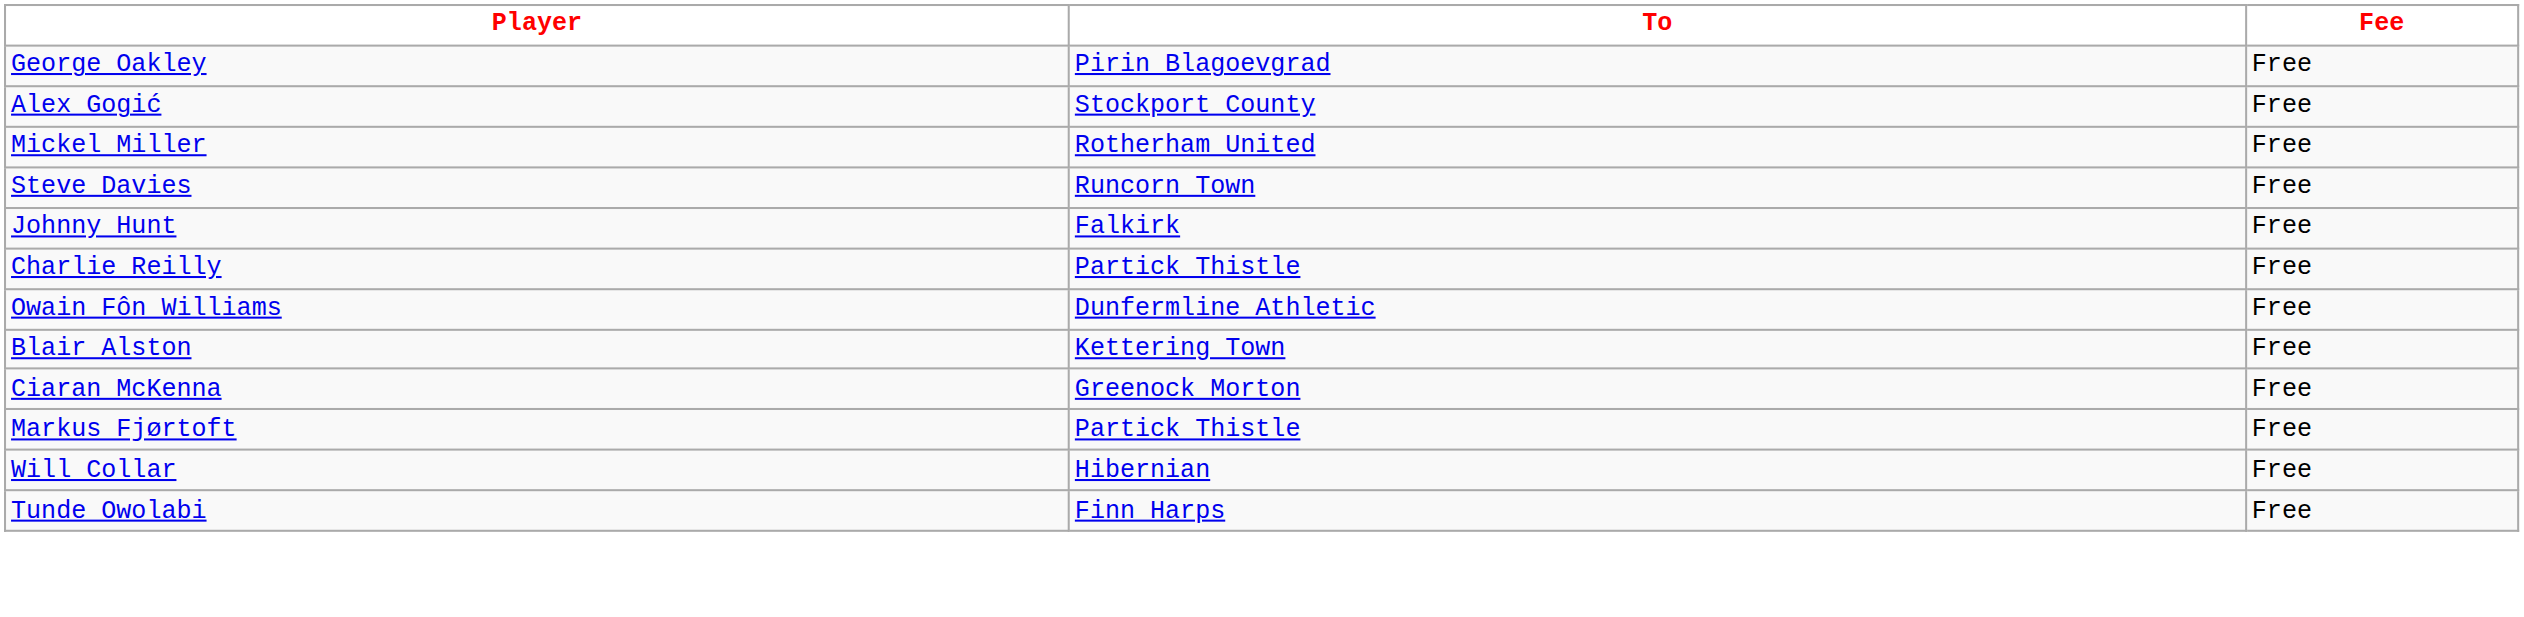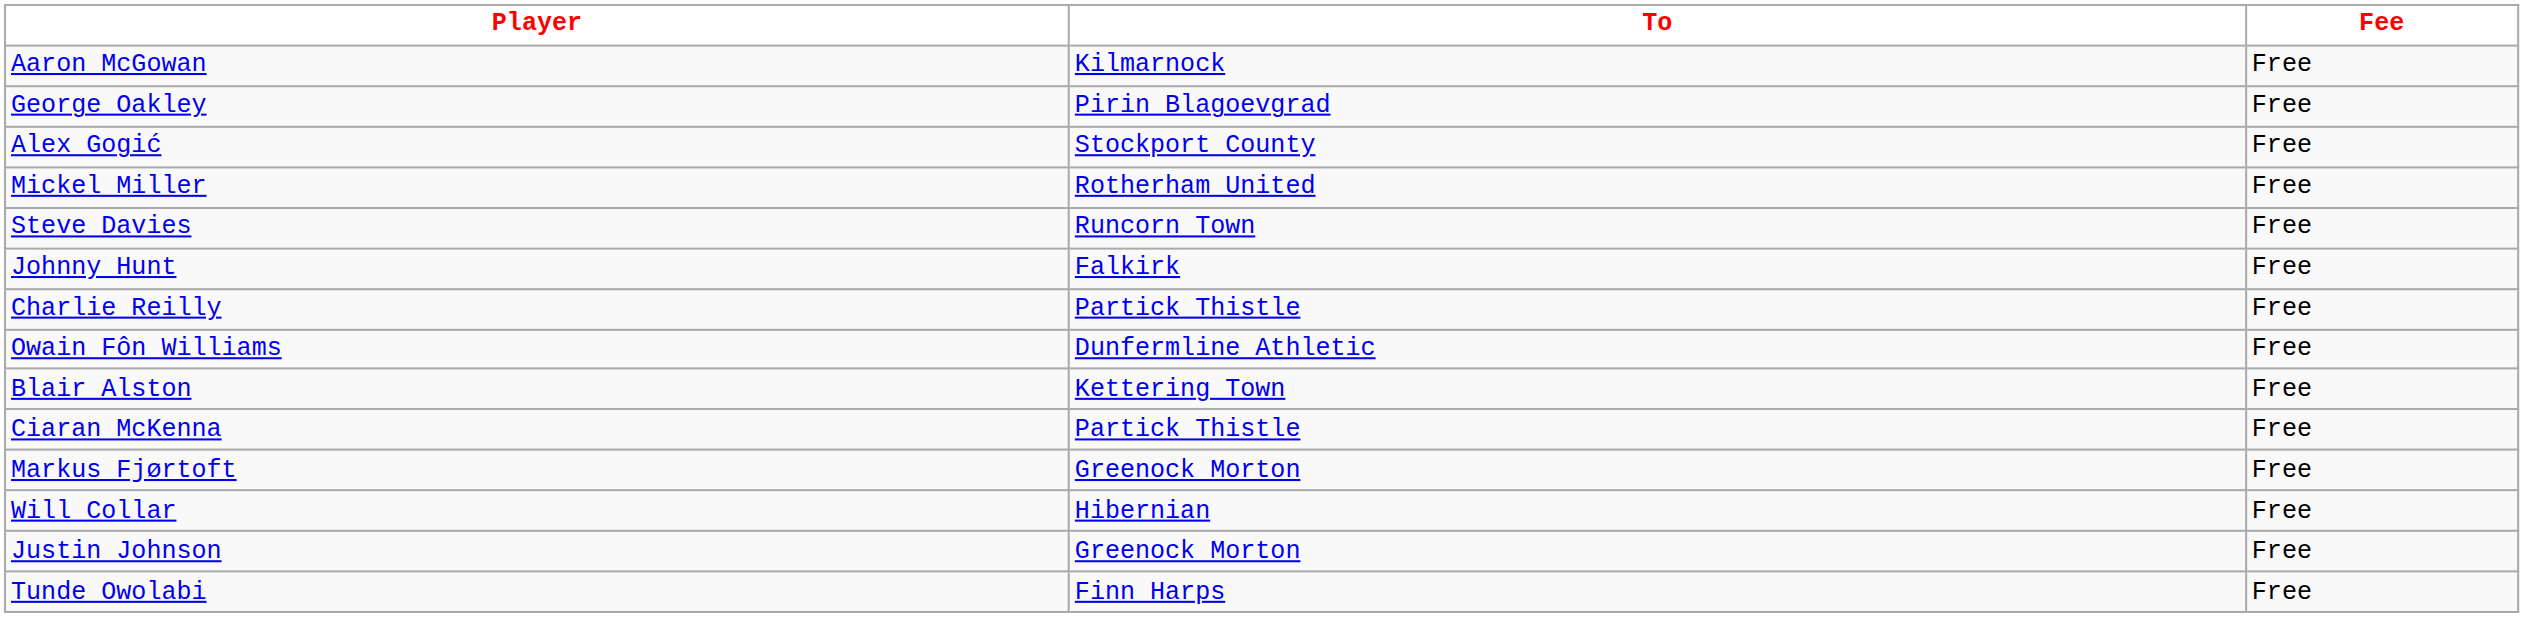+ row: (109, 66)
(1188, 390) Greenock Morton -> (1188, 430) Partick Thistle
(1188, 430) Partick Thistle -> (1188, 471) Greenock Morton
+ row: (116, 552)
